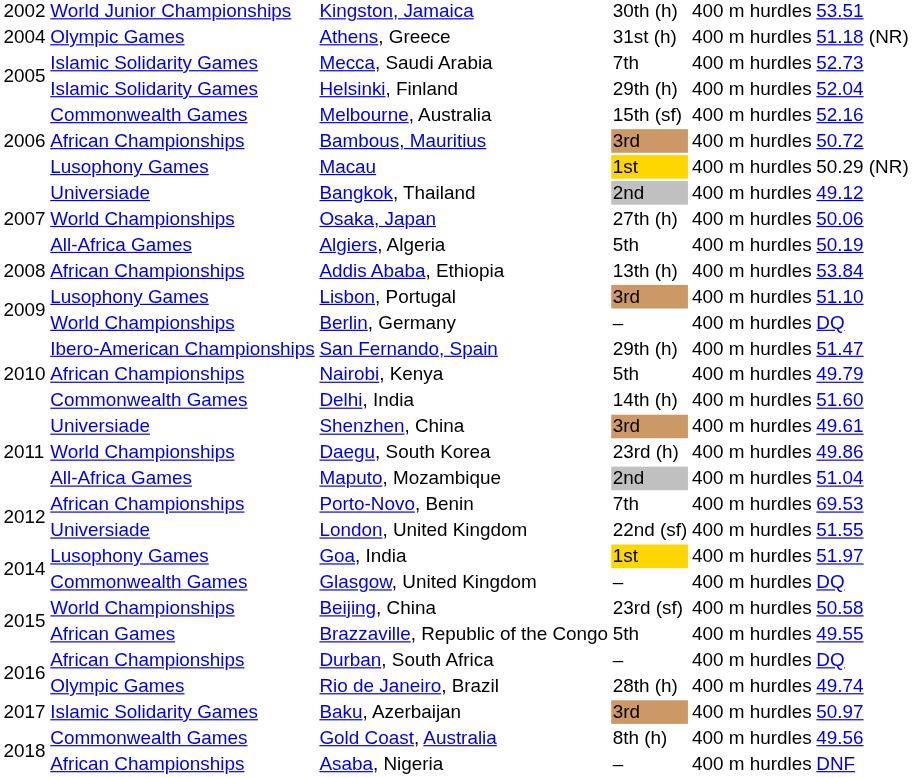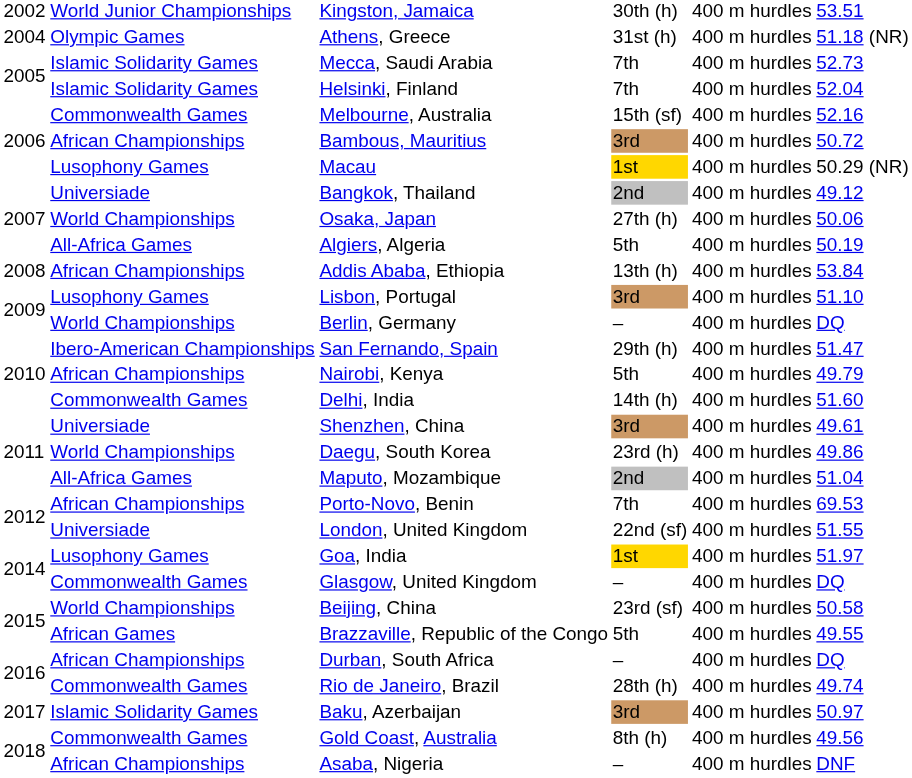(645, 88) 29th (h) -> (626, 88) 7th
(117, 686) Olympic Games -> (149, 686) Commonwealth Games
